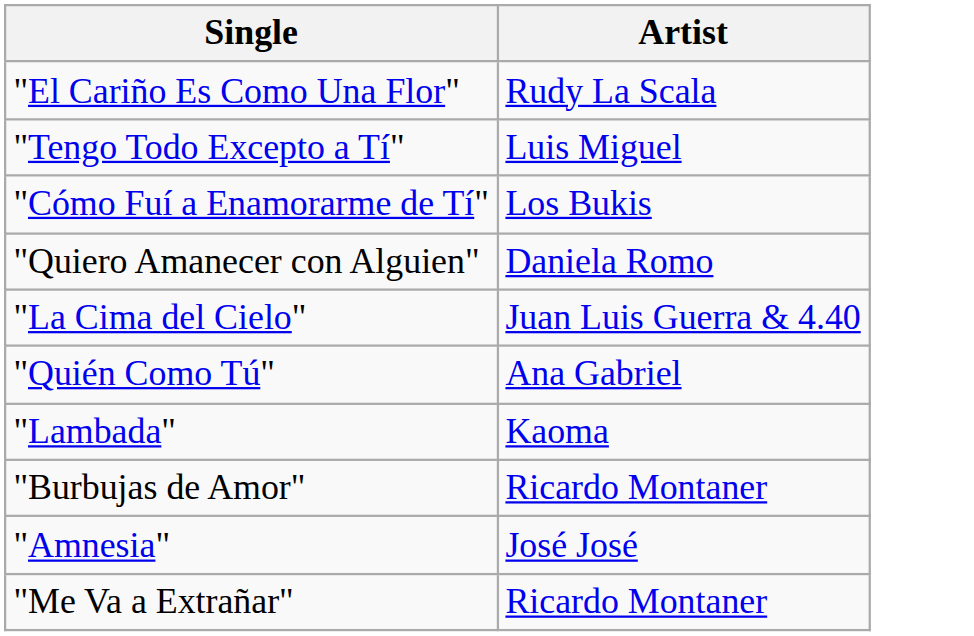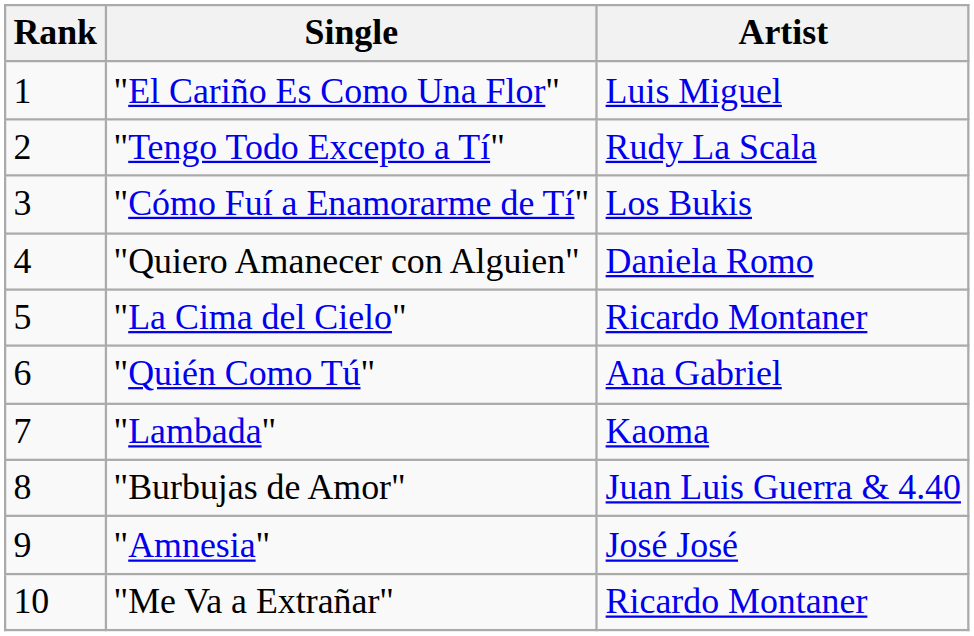+ column: (55, 32)
(611, 89) Rudy La Scala -> (694, 89) Luis Miguel
(594, 146) Luis Miguel -> (711, 146) Rudy La Scala
(683, 317) Juan Luis Guerra & 4.40 -> (736, 317) Ricardo Montaner
(636, 487) Ricardo Montaner -> (783, 487) Juan Luis Guerra & 4.40
